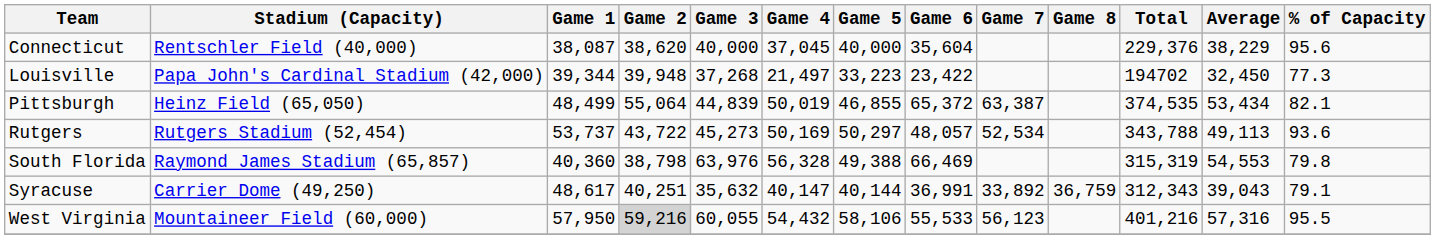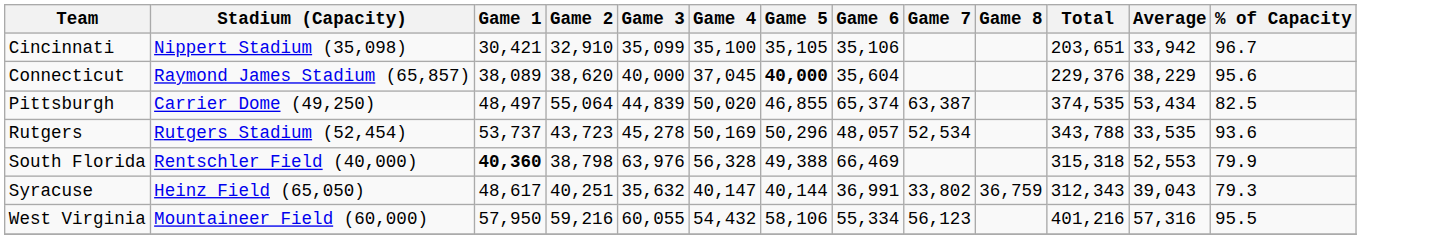+ row: (62, 48)
(286, 48) Rentschler Field (40,000) -> (312, 76) Raymond James Stadium (65,857)
(584, 48) 38,087 -> (510, 76) 38,089
(870, 48) normal -> (796, 76) bold
- row: (62, 76)
(259, 105) Heinz Field (65,050) -> (265, 105) Carrier Dome (49,250)
(584, 105) 48,499 -> (510, 105) 48,497
(798, 105) 50,019 -> (725, 105) 50,020
(942, 105) 65,372 -> (868, 105) 65,374
(1310, 105) 82.1 -> (1236, 105) 82.5
(655, 133) 43,722 -> (582, 133) 43,723
(727, 133) 45,273 -> (653, 133) 45,278
(870, 133) 50,297 -> (796, 133) 50,296
(1238, 133) 49,113 -> (1165, 133) 33,535
(312, 162) Raymond James Stadium (65,857) -> (286, 162) Rentschler Field (40,000)
(584, 162) normal -> (510, 162) bold
(1161, 162) 315,319 -> (1088, 162) 315,318
(1238, 162) 54,553 -> (1165, 162) 52,553
(1310, 162) 79.8 -> (1236, 162) 79.9
(265, 191) Carrier Dome (49,250) -> (259, 191) Heinz Field (65,050)
(1013, 191) 33,892 -> (939, 191) 33,802
(1310, 191) 79.1 -> (1236, 191) 79.3
(655, 219) lightgrey background -> (582, 219) no background
(942, 219) 55,533 -> (868, 219) 55,334
